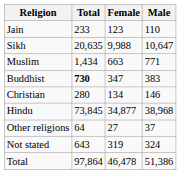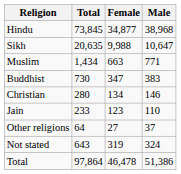rows swapped: (20, 111) <-> (15, 29)
(82, 78) bold -> (82, 78) normal
